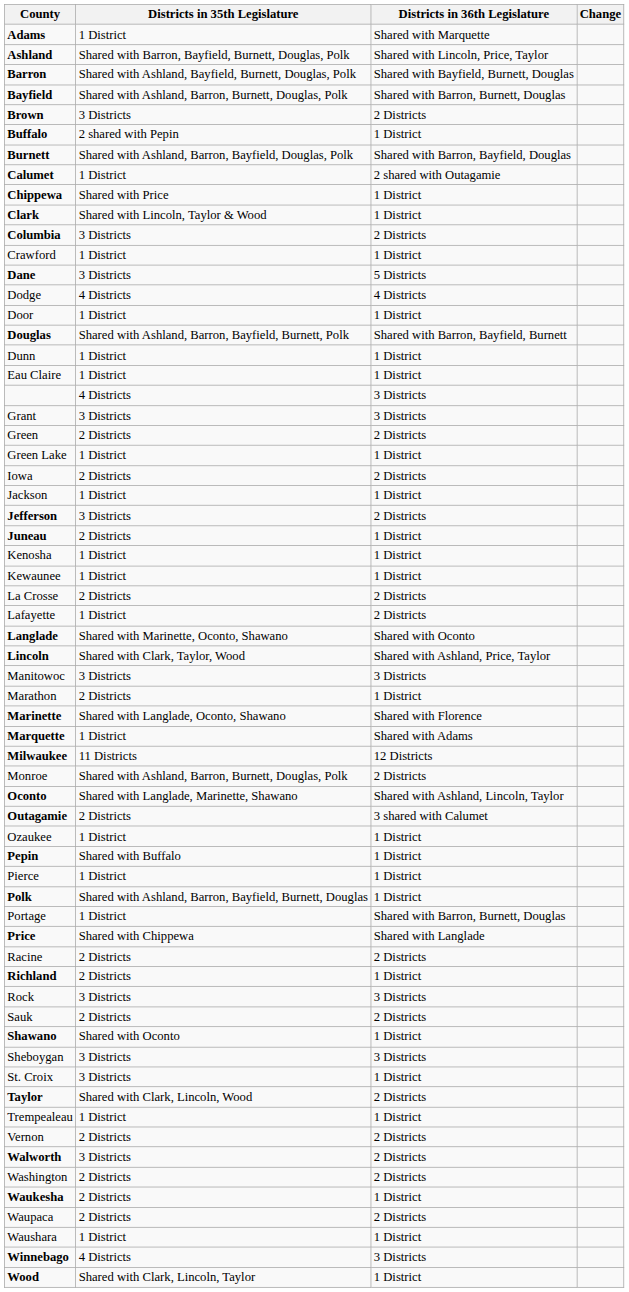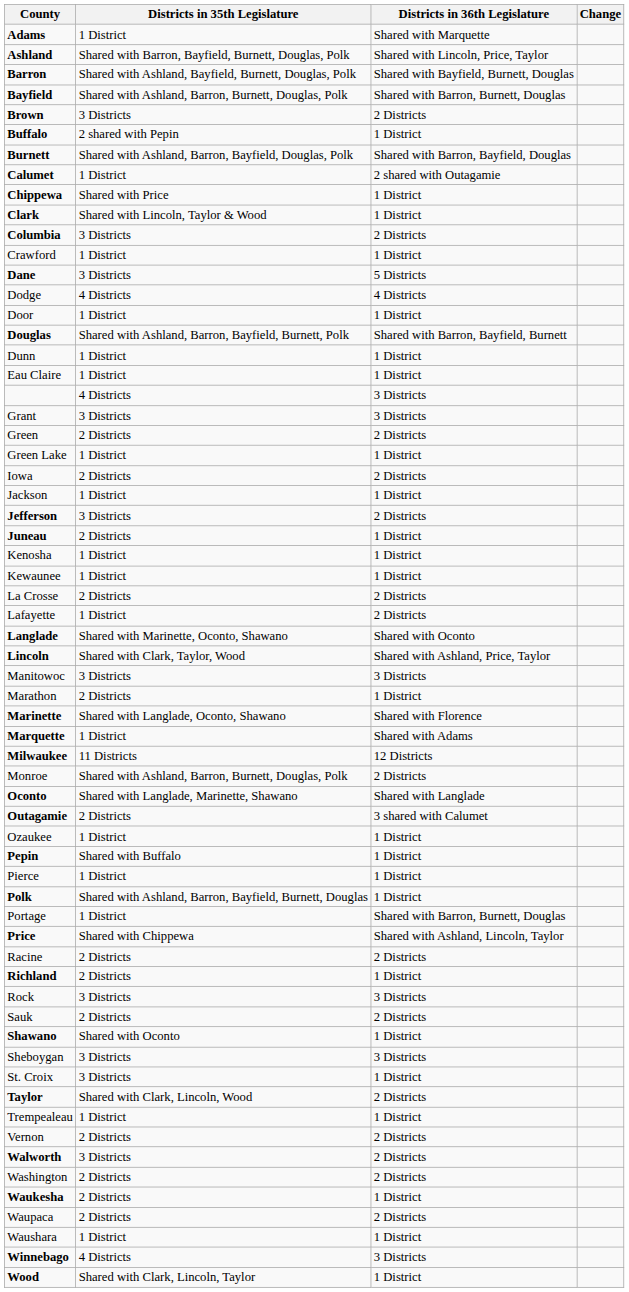(469, 796) Shared with Ashland, Lincoln, Taylor -> (429, 796) Shared with Langlade
(429, 936) Shared with Langlade -> (469, 936) Shared with Ashland, Lincoln, Taylor
